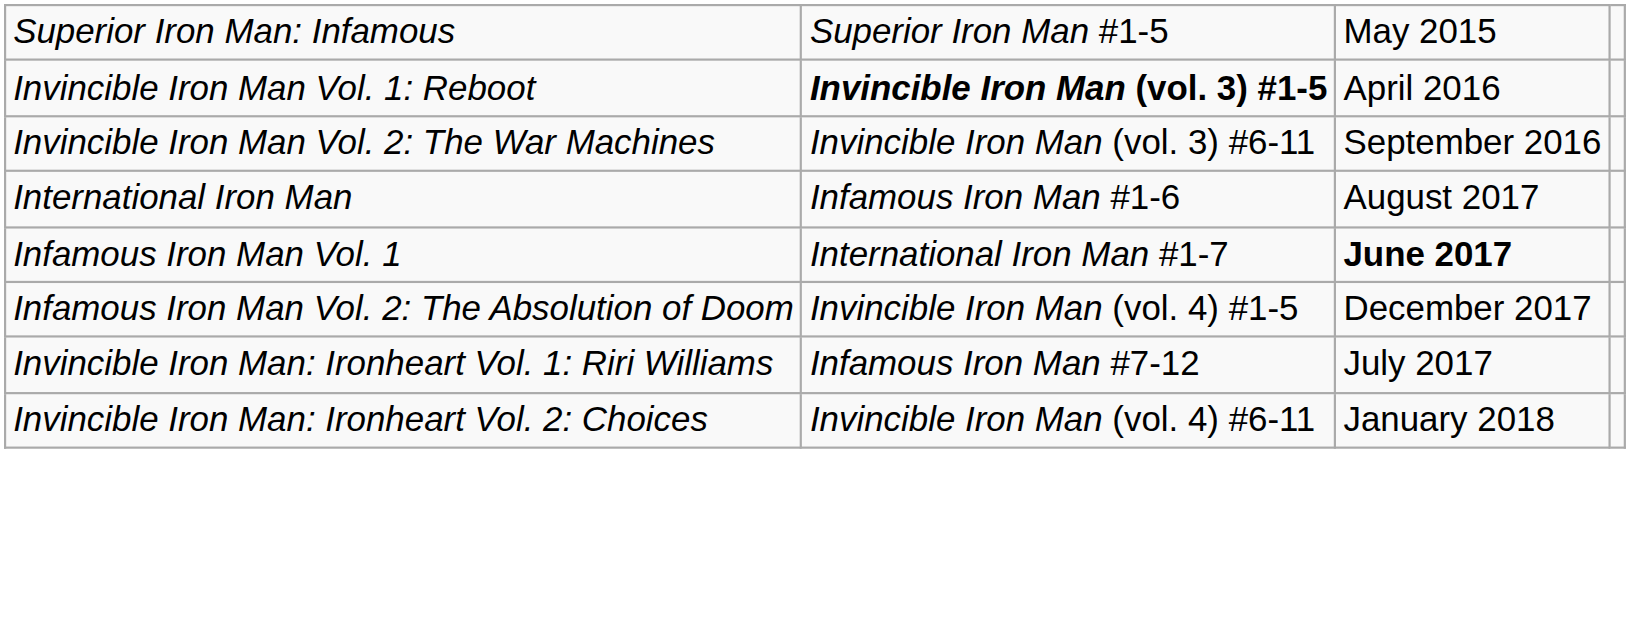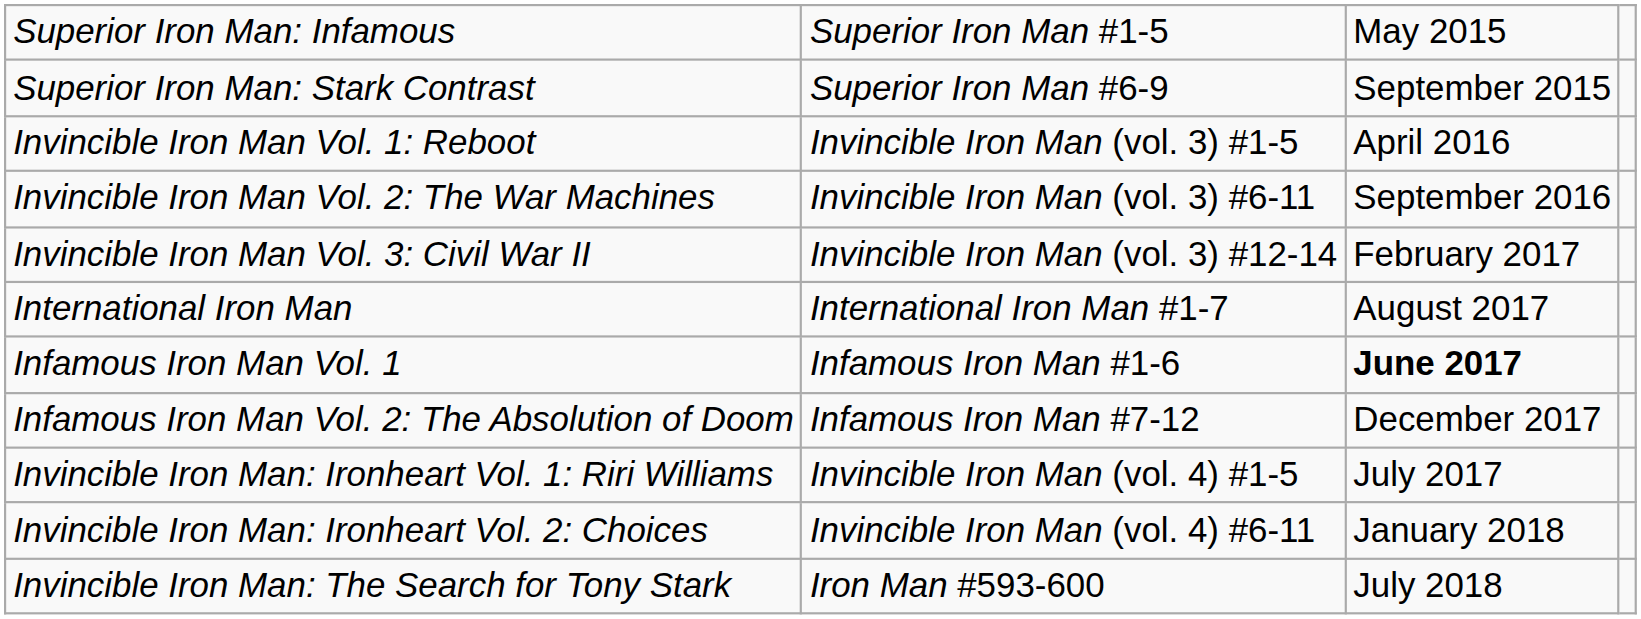+ row: (274, 87)
(1069, 87) bold -> (1054, 142) normal
+ row: (302, 253)
(995, 198) Infamous Iron Man #1-6 -> (1019, 308) International Iron Man #1-7
(1019, 253) International Iron Man #1-7 -> (995, 364) Infamous Iron Man #1-6
(1054, 308) Invincible Iron Man (vol. 4) #1-5 -> (1005, 419) Infamous Iron Man #7-12
(1005, 364) Infamous Iron Man #7-12 -> (1054, 474) Invincible Iron Man (vol. 4) #1-5
+ row: (372, 585)
